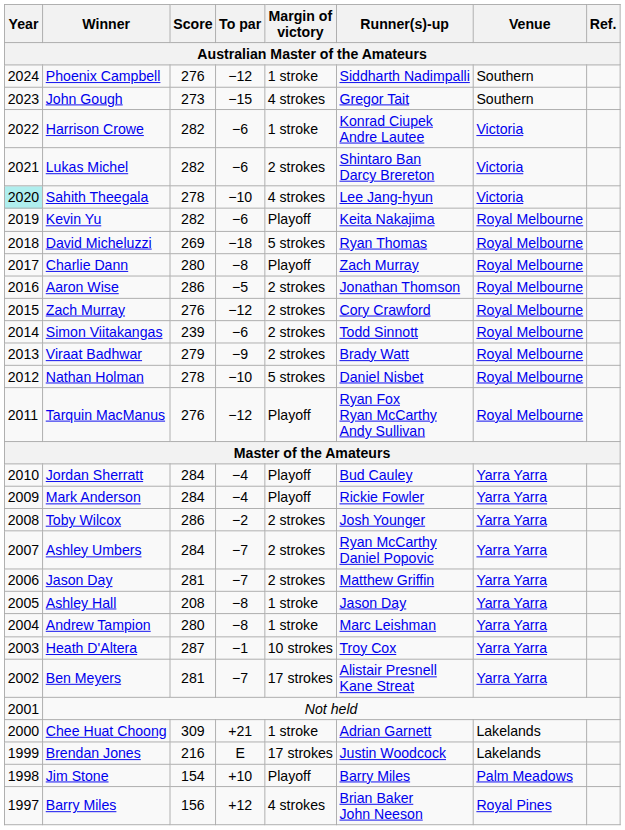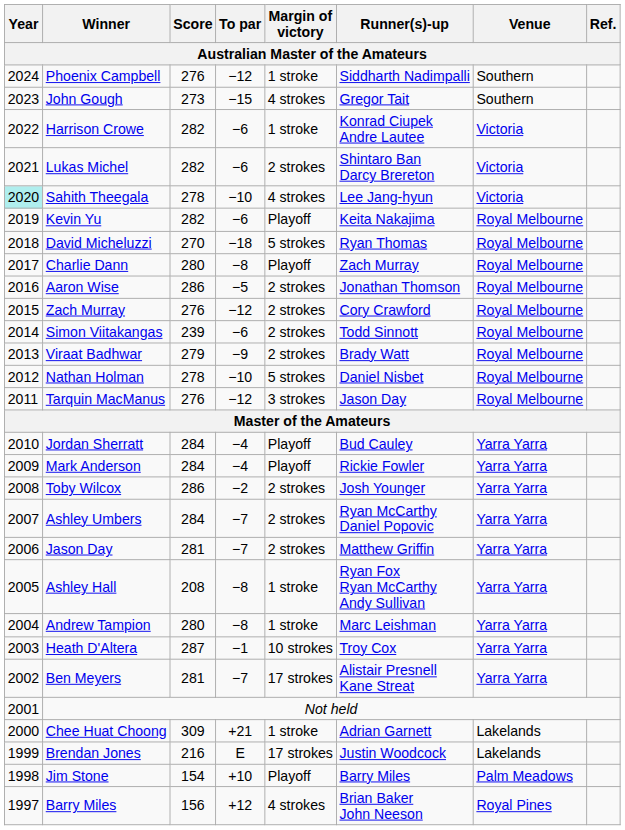(193, 242) 269 -> (193, 242) 270
(289, 415) Playoff -> (296, 399) 3 strokes
(388, 415) Ryan Fox Ryan McCarthy Andy Sullivan -> (373, 399) Jason Day
(373, 603) Jason Day -> (388, 587) Ryan Fox Ryan McCarthy Andy Sullivan
